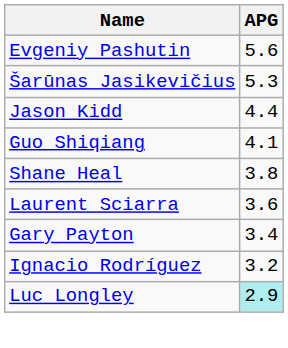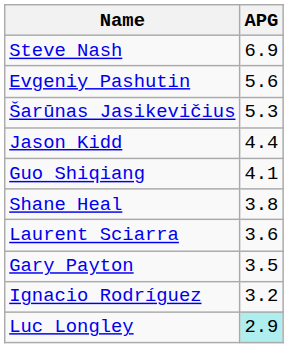+ row: (66, 51)
(261, 235) 3.4 -> (261, 266) 3.5
